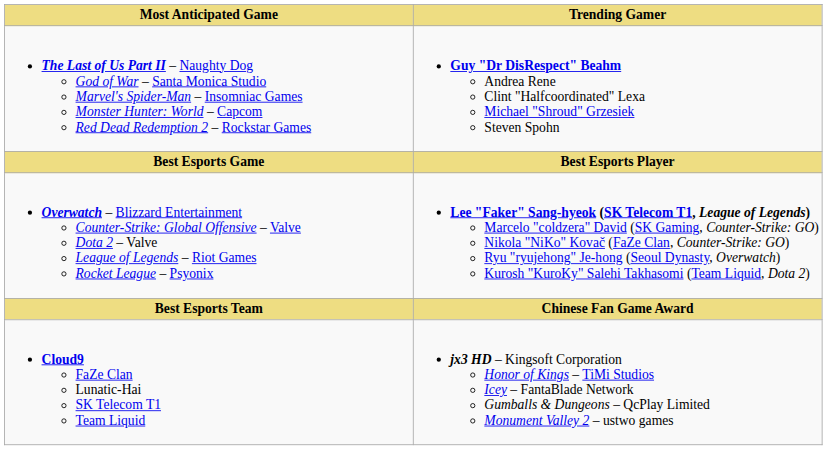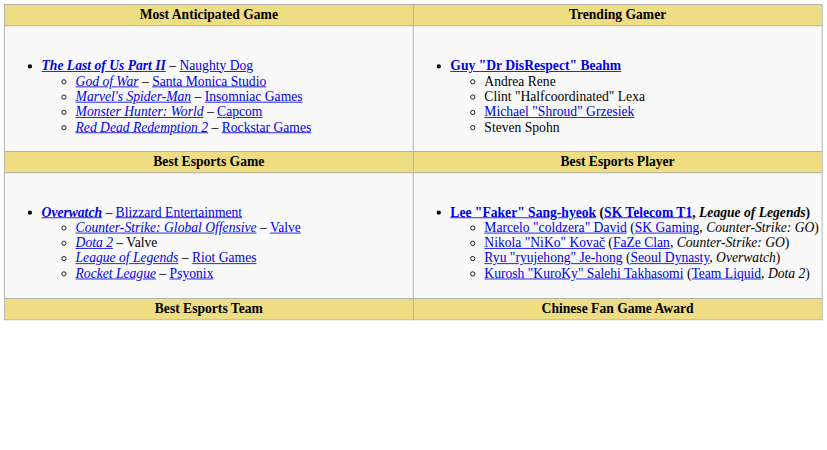- row: (209, 390)
